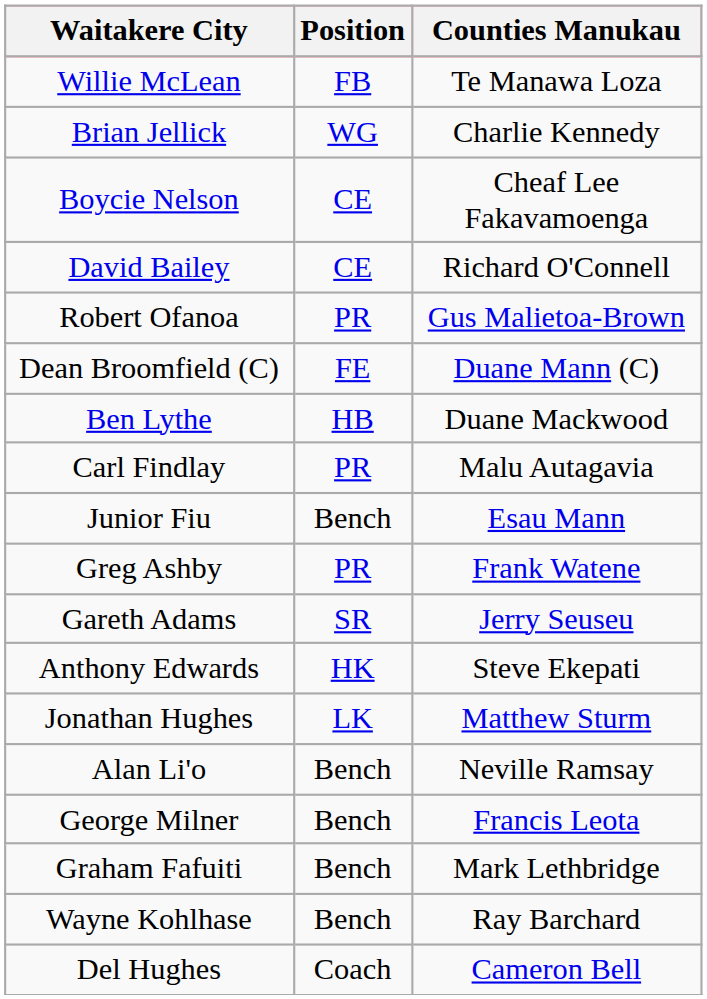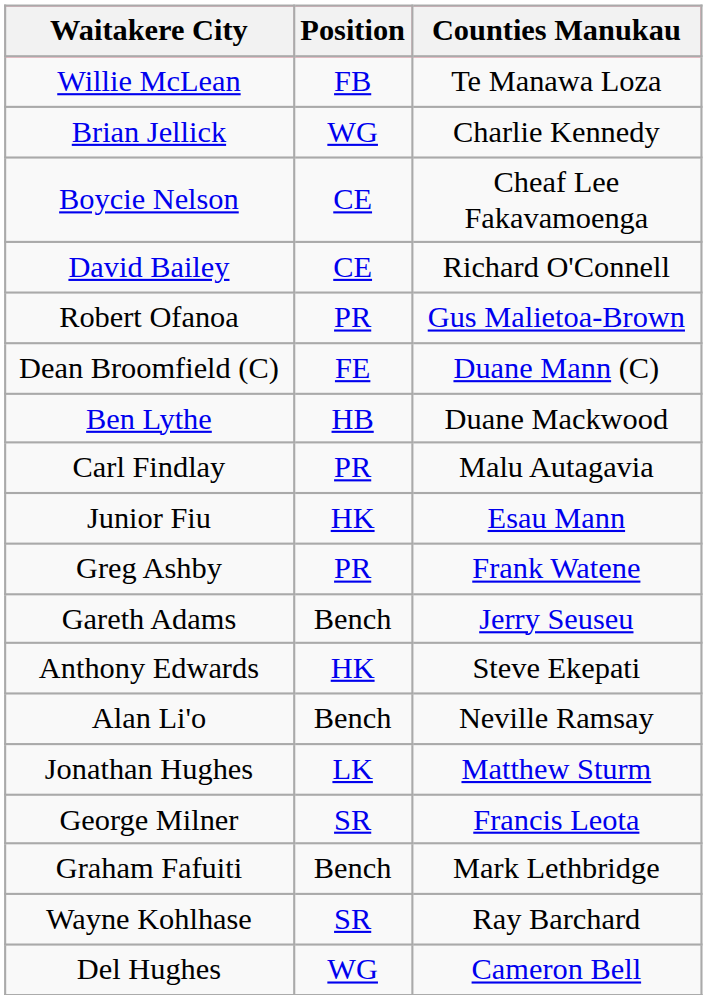(353, 517) Bench -> (353, 517) HK
(353, 618) SR -> (353, 618) Bench
rows swapped: (149, 718) <-> (149, 768)
(353, 818) Bench -> (353, 818) SR
(353, 918) Bench -> (353, 918) SR
(353, 968) Coach -> (353, 968) WG
